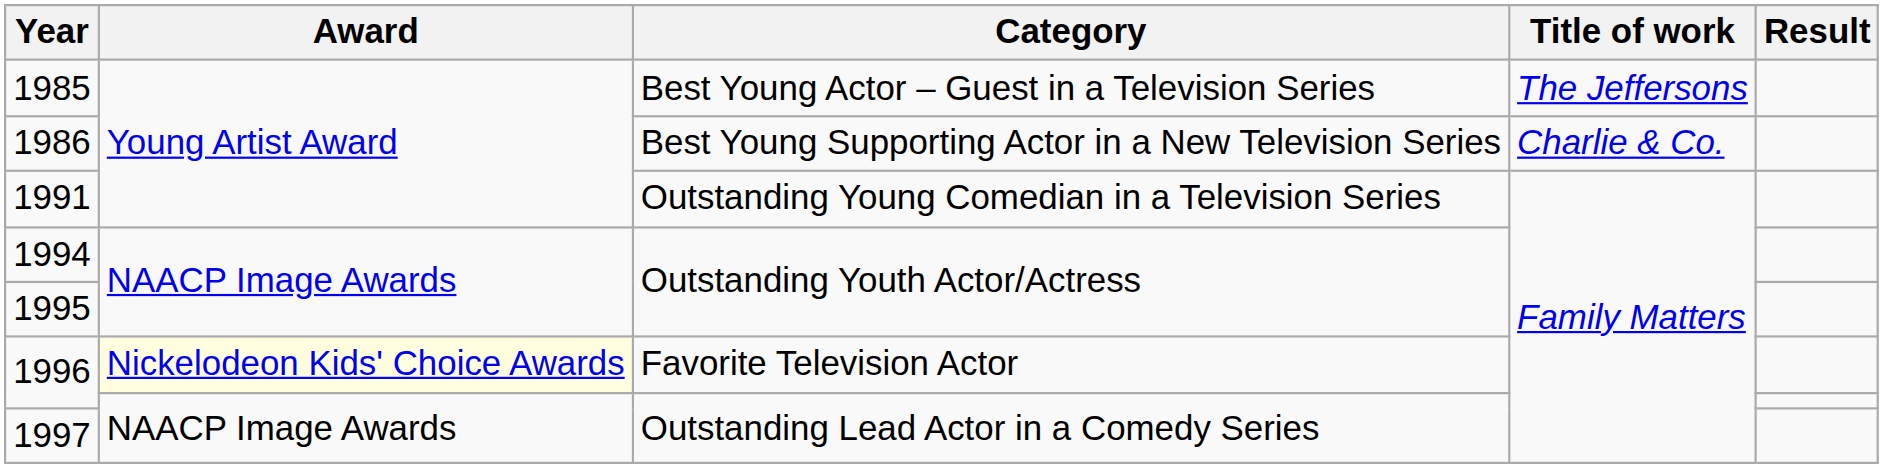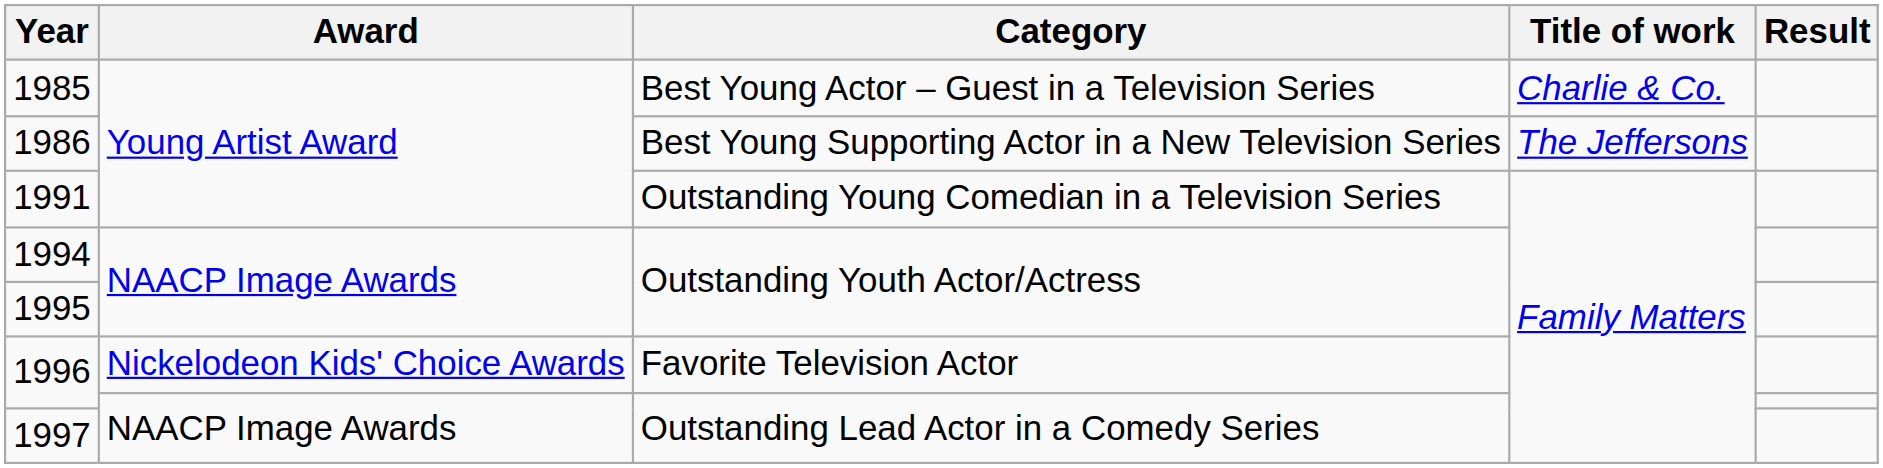(1632, 87) The Jeffersons -> (1621, 87) Charlie & Co.
(1621, 142) Charlie & Co. -> (1632, 142) The Jeffersons
(366, 364) lightyellow background -> (366, 364) no background
